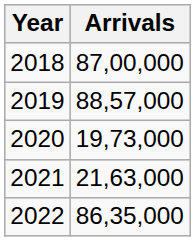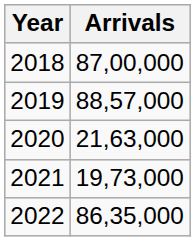(130, 139) 19,73,000 -> (130, 139) 21,63,000
(130, 178) 21,63,000 -> (130, 178) 19,73,000
